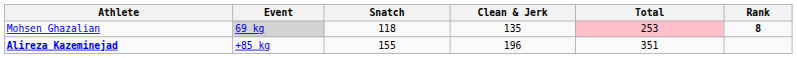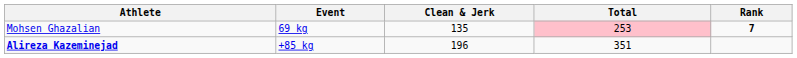- column: (387, 12)
(250, 29) lightgrey background -> (293, 29) no background
(758, 29) 8 -> (752, 29) 7
